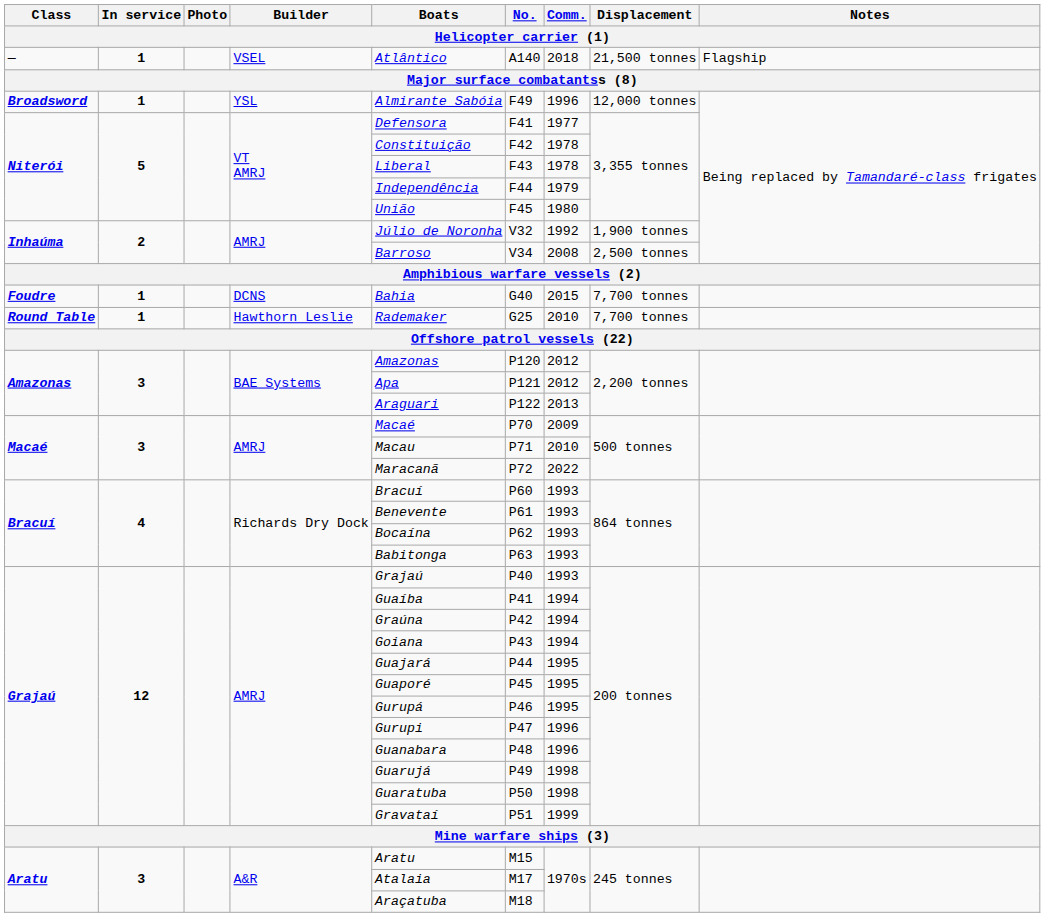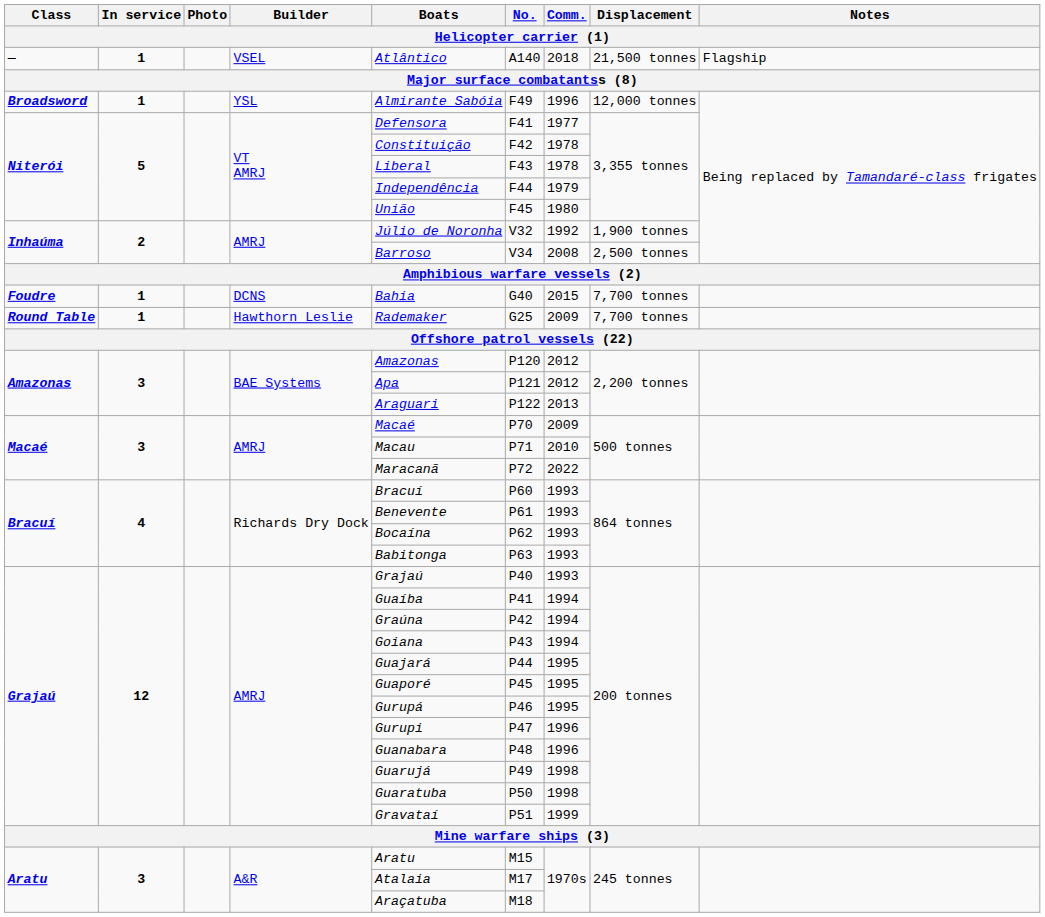(563, 318) 2010 -> (563, 318) 2009
